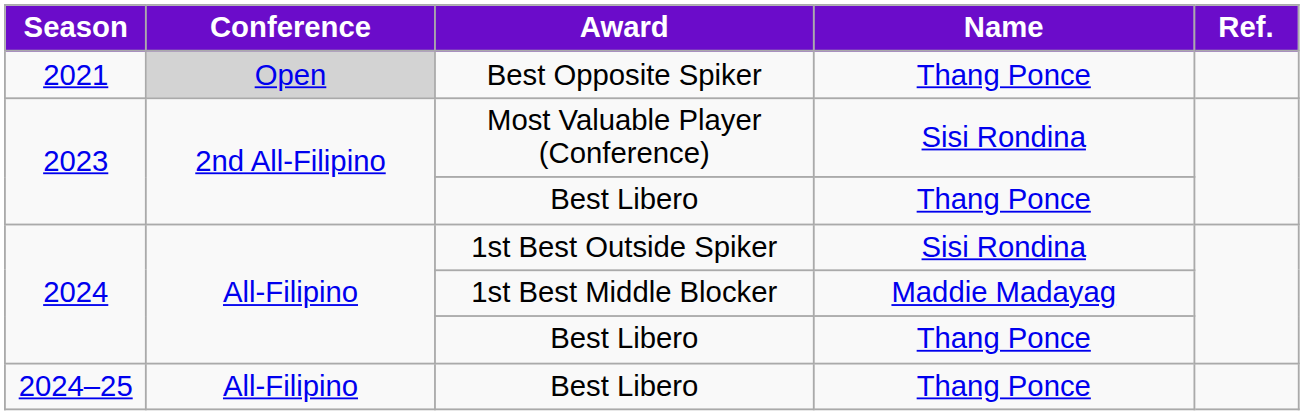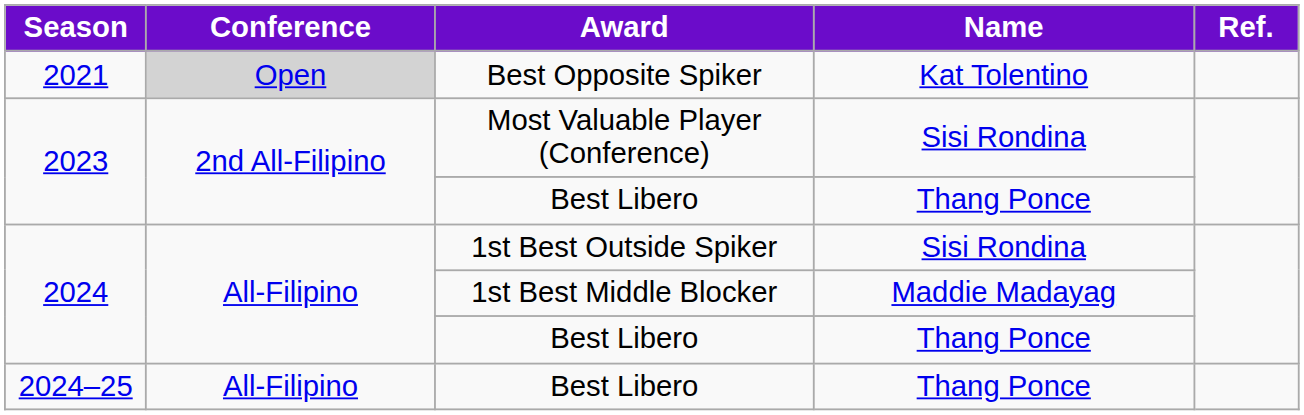(1004, 74) Thang Ponce -> (1004, 74) Kat Tolentino
